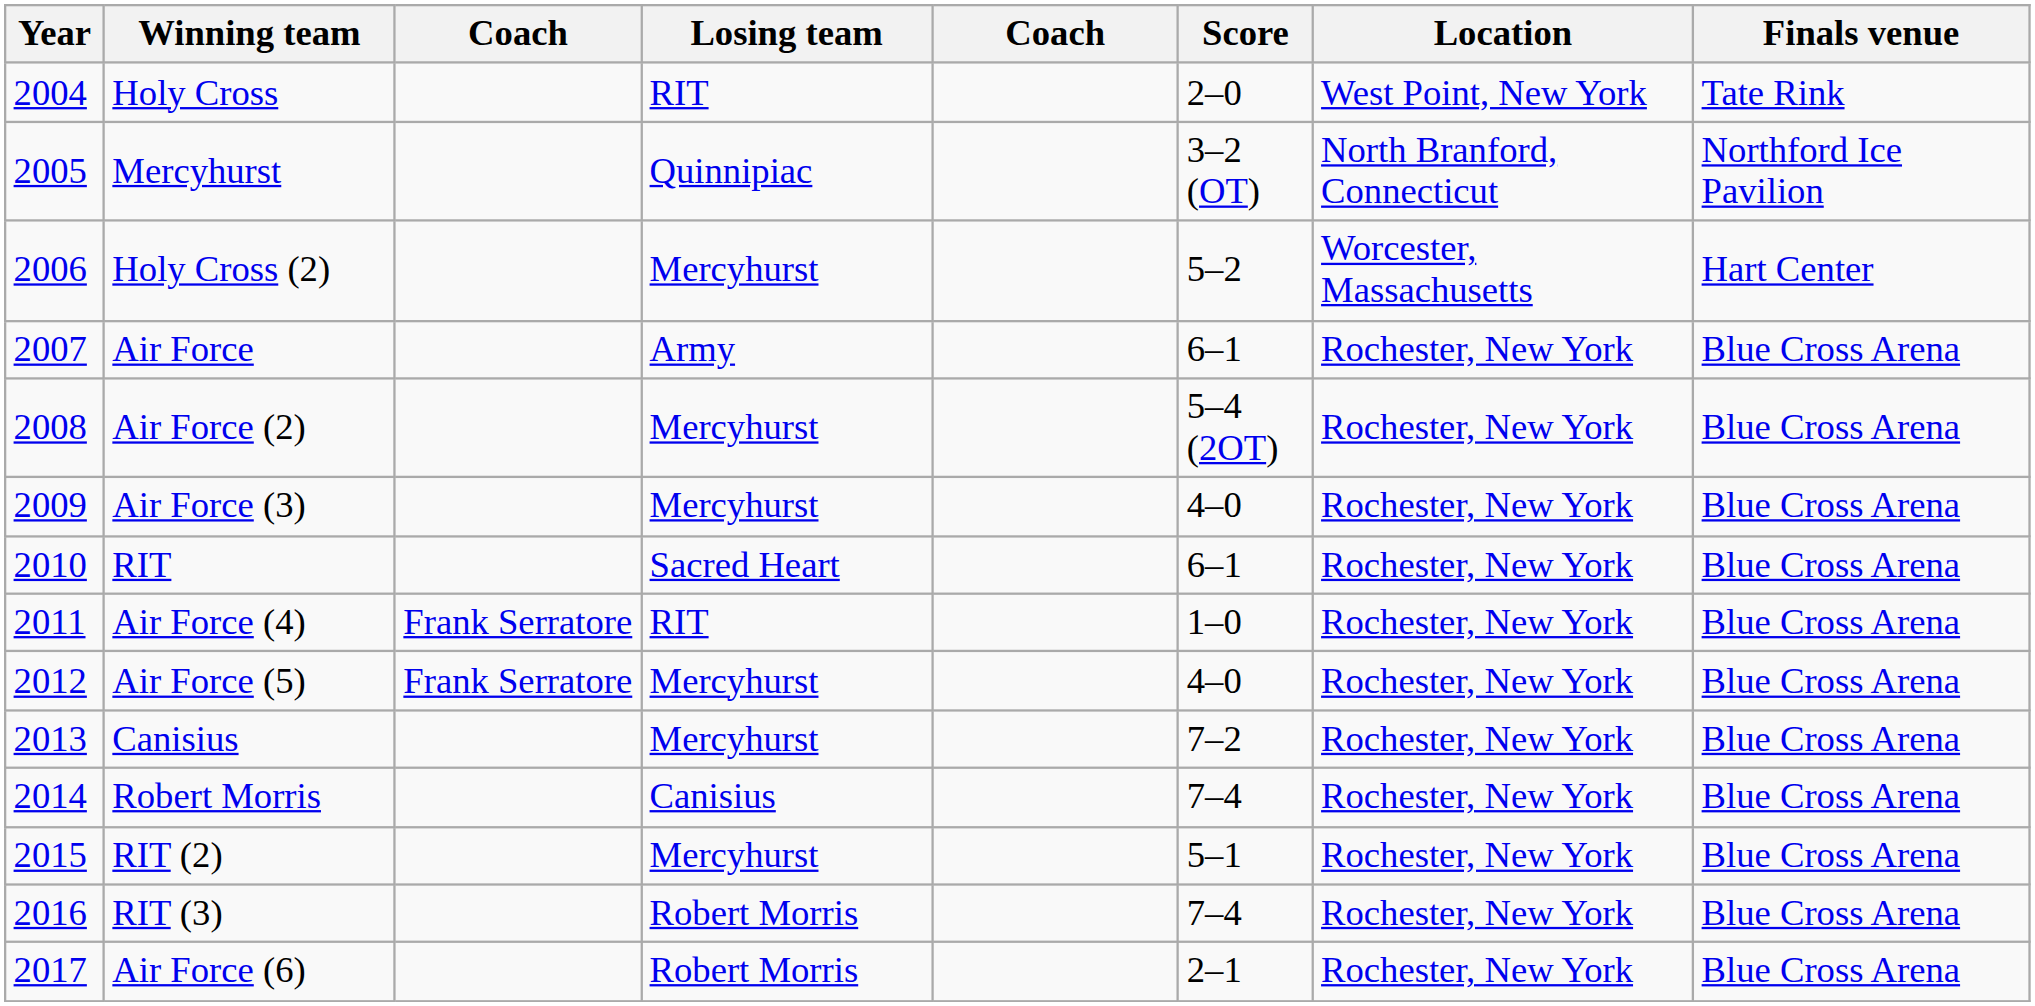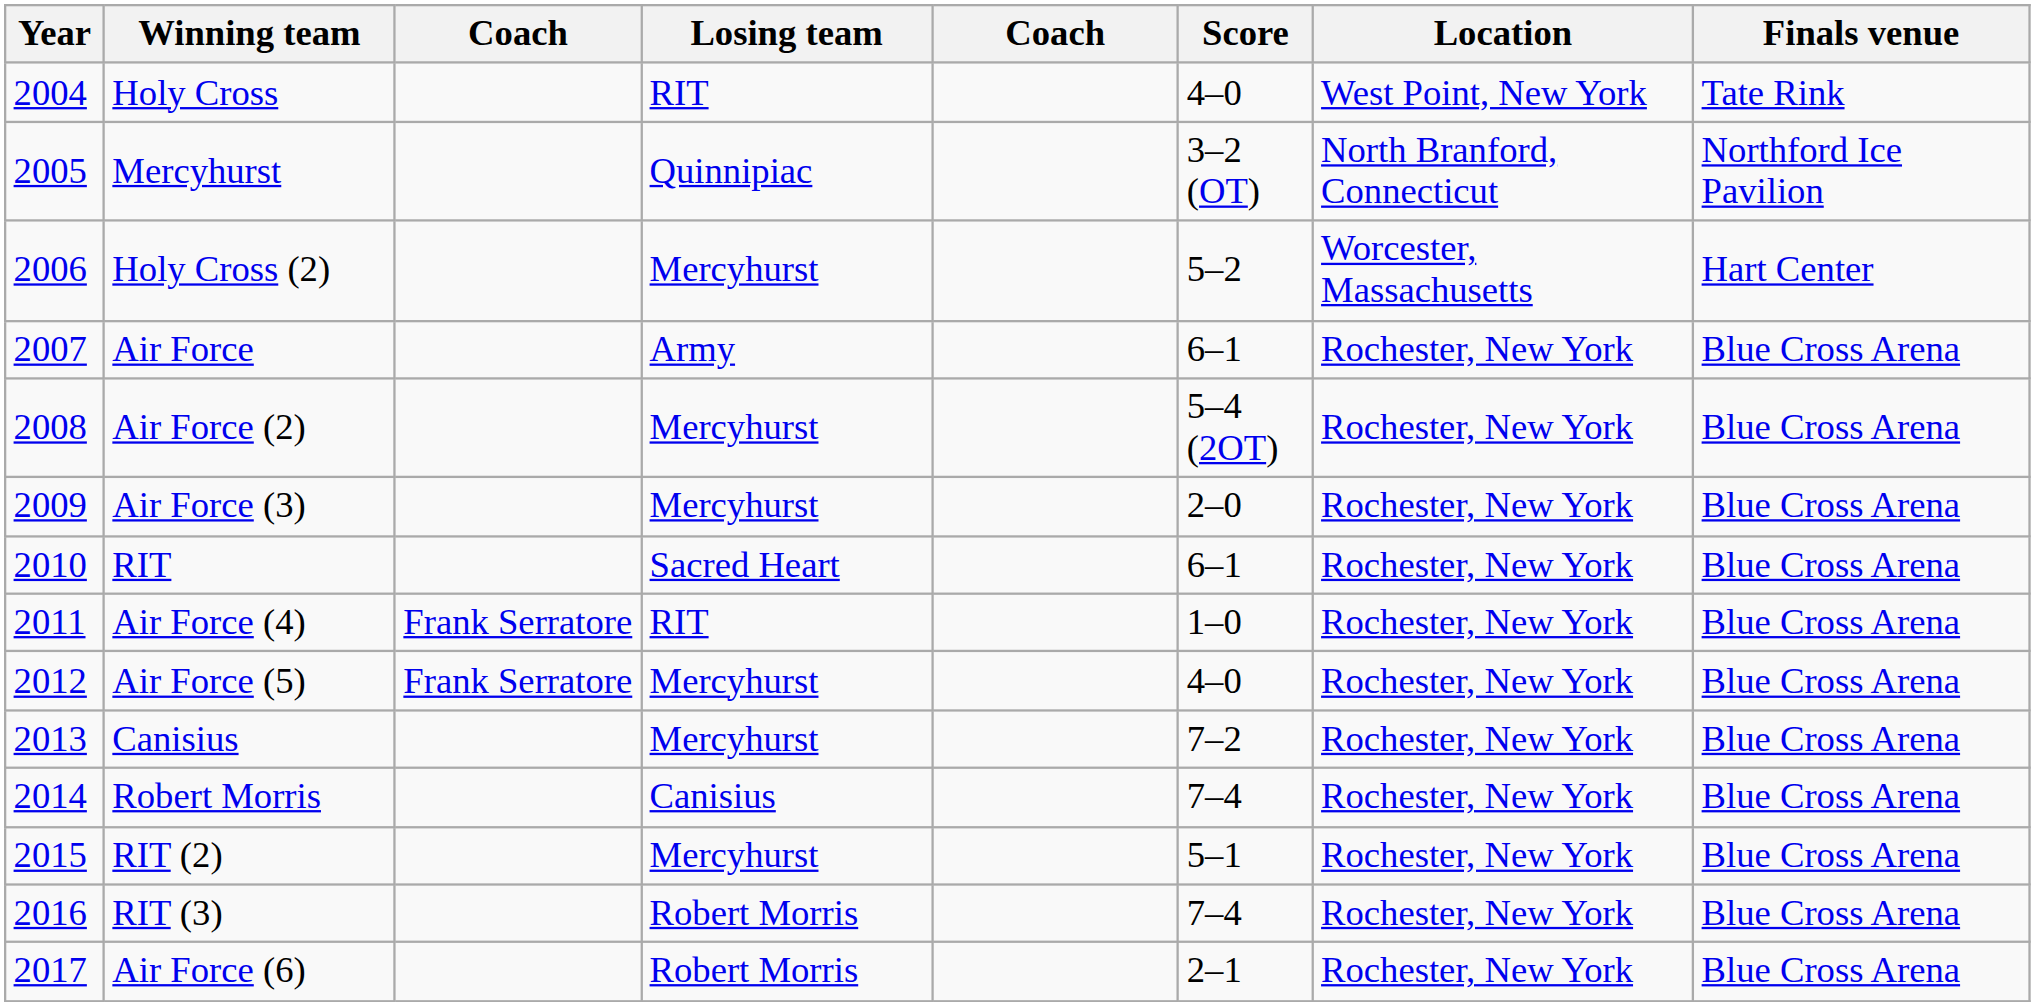(1214, 91) 2–0 -> (1214, 91) 4–0
(1214, 505) 4–0 -> (1214, 505) 2–0
